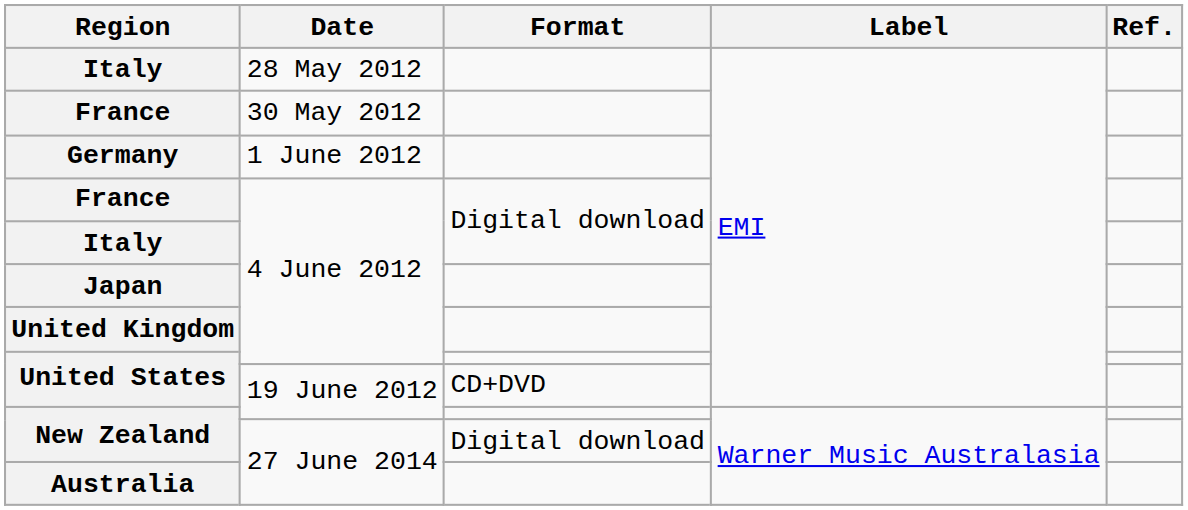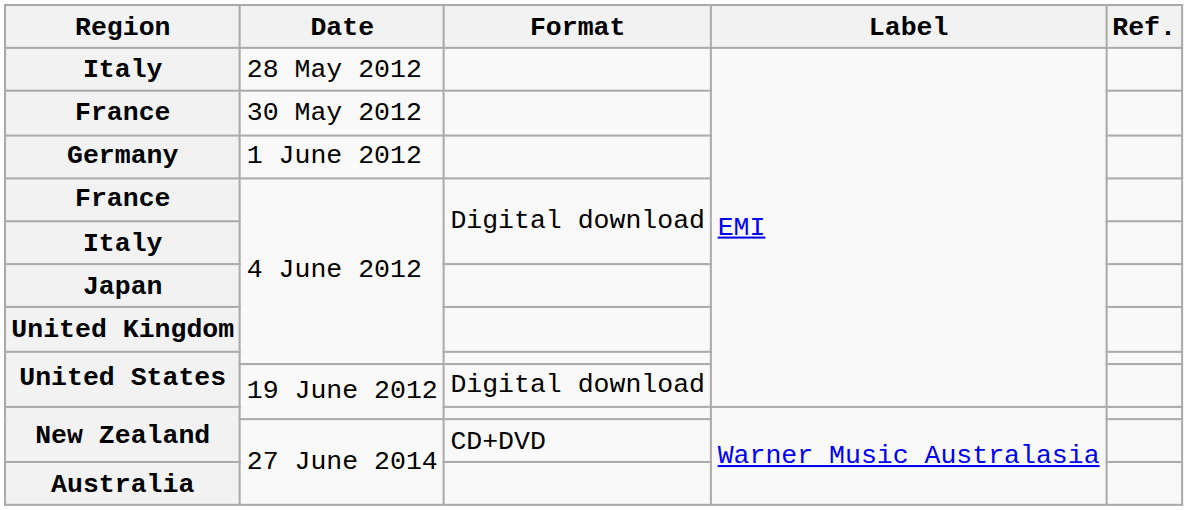(498, 385) CD+DVD -> (578, 385) Digital download
(578, 441) Digital download -> (498, 441) CD+DVD
